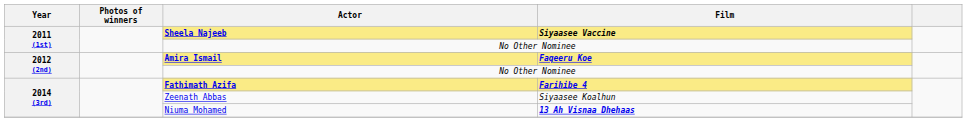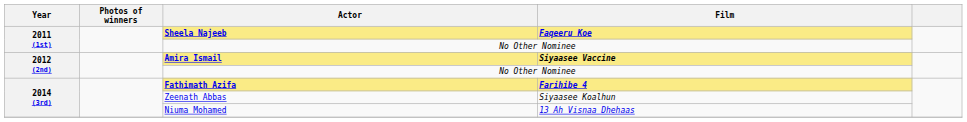(577, 33) Siyaasee Vaccine -> (565, 33) Faqeeru Koe
(565, 59) Faqeeru Koe -> (577, 59) Siyaasee Vaccine
(587, 110) bold -> (587, 110) normal
